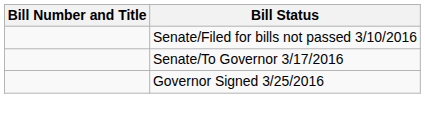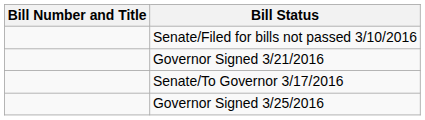+ row: (239, 59)
